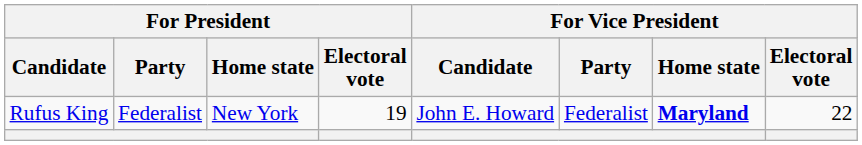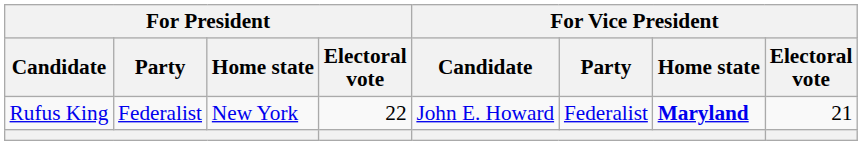(396, 112) 19 -> (396, 112) 22
(842, 112) 22 -> (842, 112) 21
